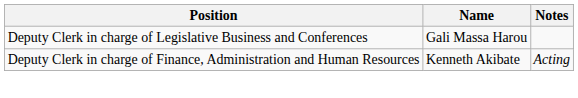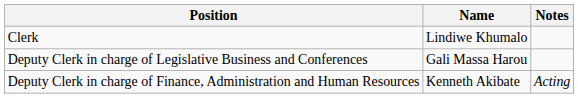+ row: (23, 37)
